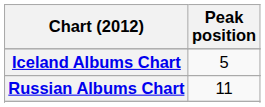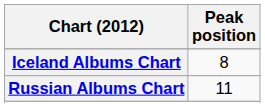(224, 62) 5 -> (224, 62) 8
